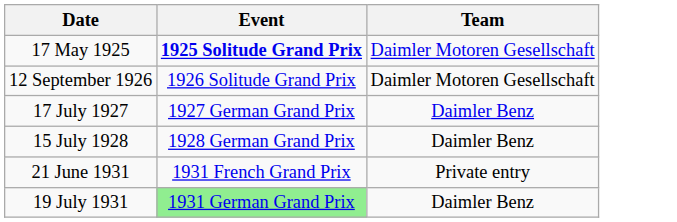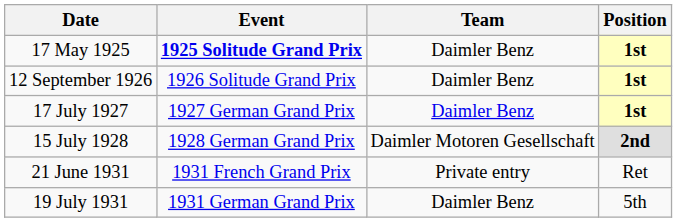+ column: (635, 20)
(483, 50) Daimler Motoren Gesellschaft -> (483, 50) Daimler Benz
(483, 80) Daimler Motoren Gesellschaft -> (483, 80) Daimler Benz
(483, 141) Daimler Benz -> (483, 141) Daimler Motoren Gesellschaft
(261, 202) lightgreen background -> (261, 202) no background
